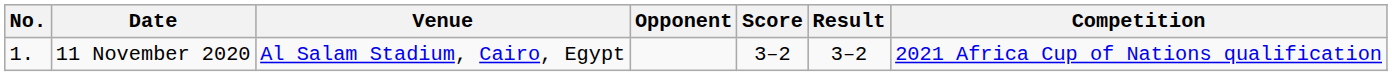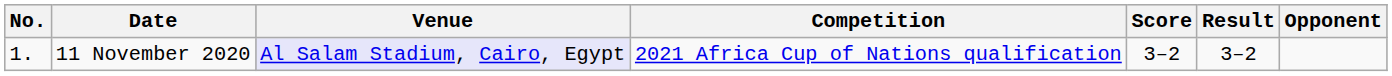columns swapped: (684, 21) <-> (1139, 21)
(443, 54) no background -> (443, 54) lavender background
